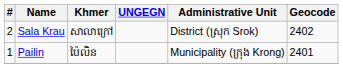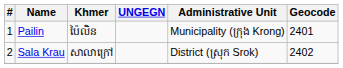rows swapped: (31, 53) <-> (41, 32)
